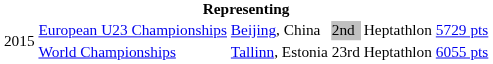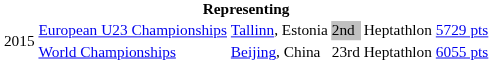(276, 30) Beijing, China -> (279, 30) Tallinn, Estonia
(279, 51) Tallinn, Estonia -> (276, 51) Beijing, China
